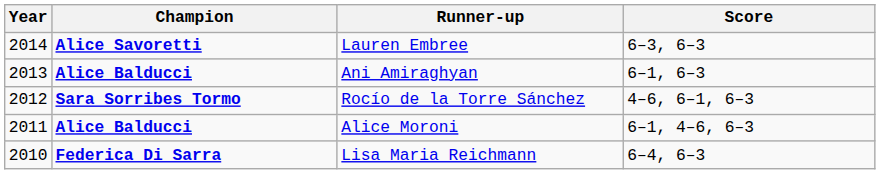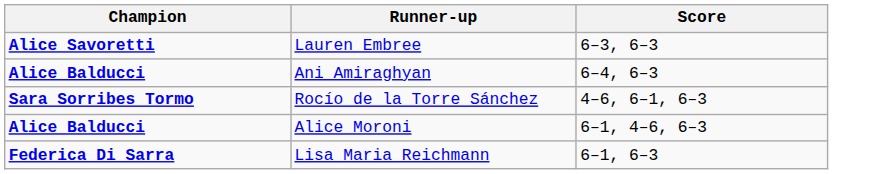- column: (28, 18)
(666, 73) 6–1, 6–3 -> (619, 73) 6–4, 6–3
(666, 155) 6–4, 6–3 -> (619, 155) 6–1, 6–3
